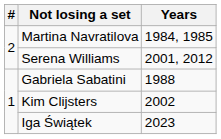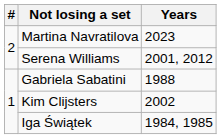(179, 36) 1984, 1985 -> (160, 36) 2023
(160, 123) 2023 -> (179, 123) 1984, 1985
